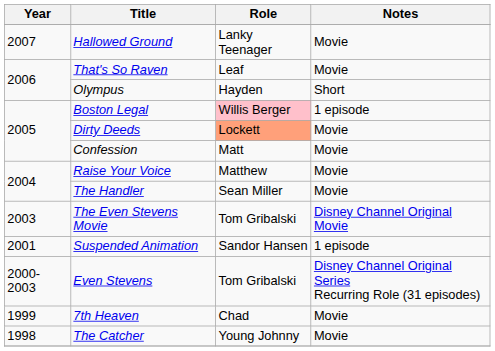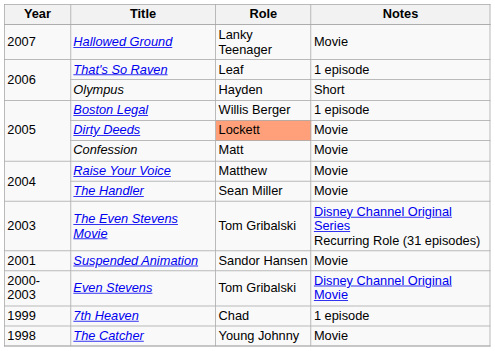(331, 69) Movie -> (342, 69) 1 episode
(254, 110) pink background -> (254, 110) no background
(383, 218) Disney Channel Original Movie -> (397, 226) Disney Channel Original Series Recurring Role (31 episodes)
(342, 246) 1 episode -> (331, 260) Movie
(397, 281) Disney Channel Original Series Recurring Role (31 episodes) -> (383, 288) Disney Channel Original Movie
(331, 315) Movie -> (342, 315) 1 episode
